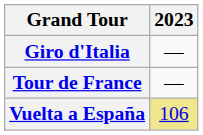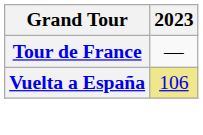- row: (77, 51)
